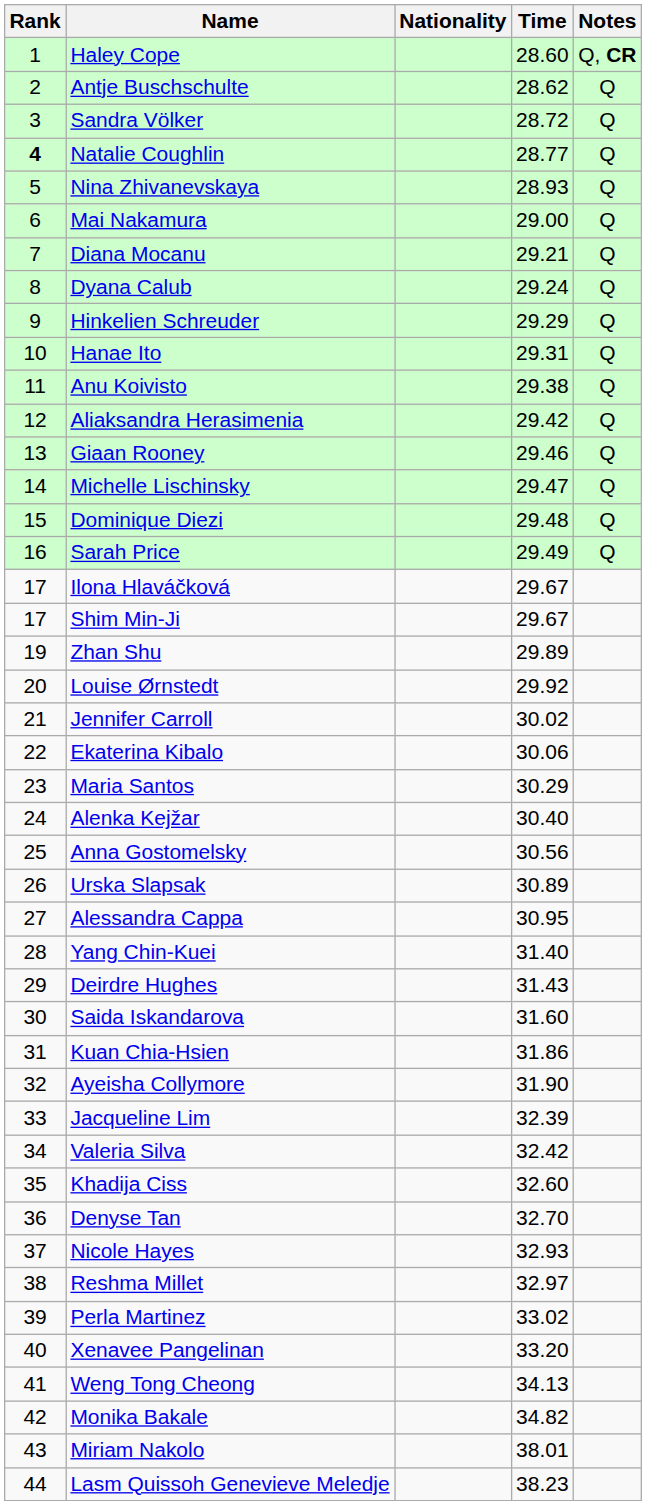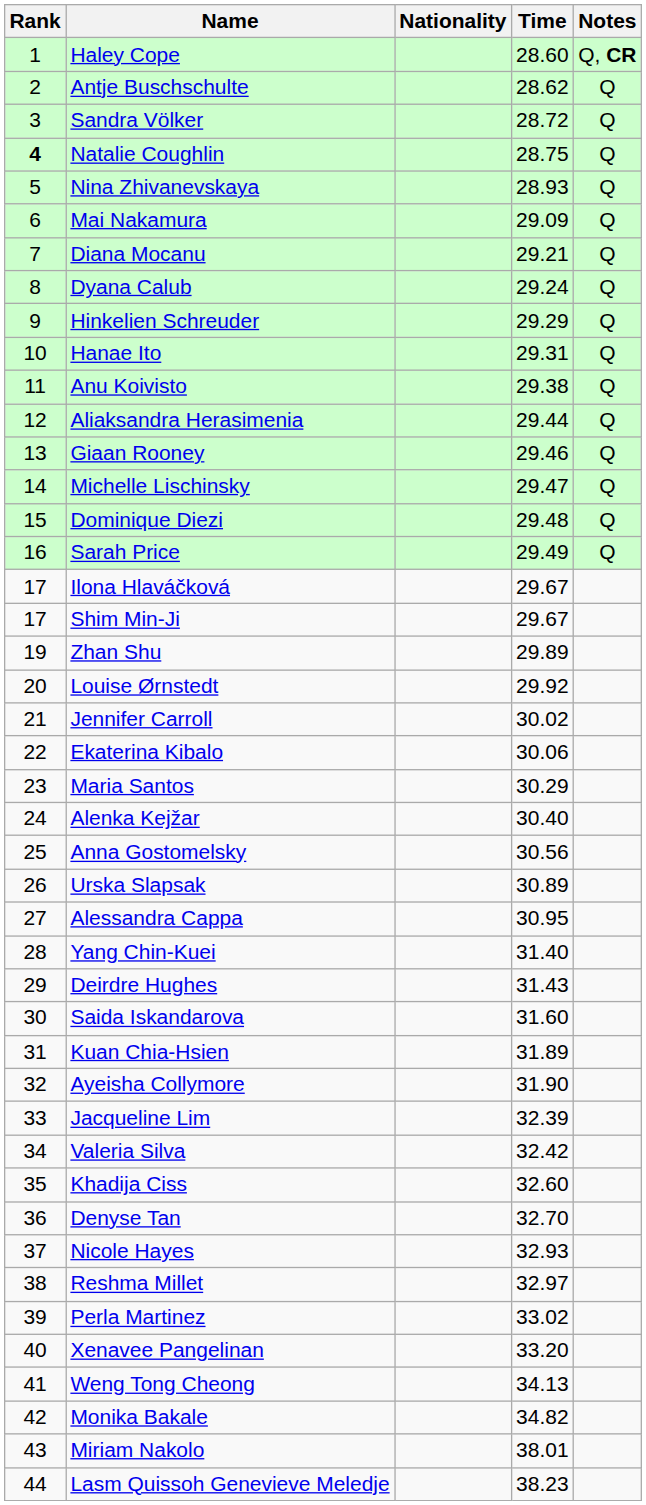(542, 154) 28.77 -> (542, 154) 28.75
(542, 220) 29.00 -> (542, 220) 29.09
(542, 420) 29.42 -> (542, 420) 29.44
(542, 1051) 31.86 -> (542, 1051) 31.89
